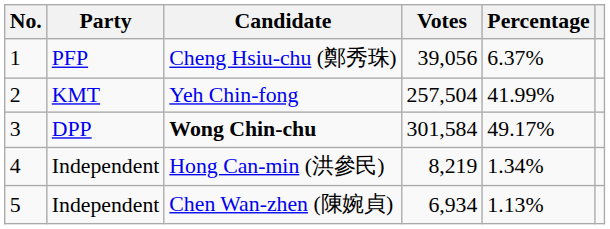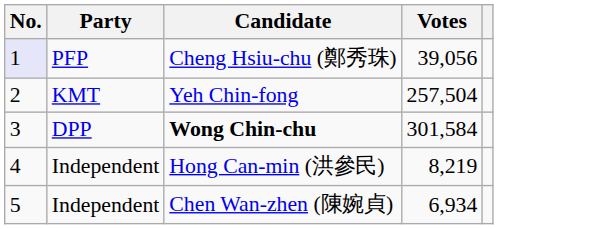- column: (539, 21)
(15, 58) no background -> (15, 58) lavender background
